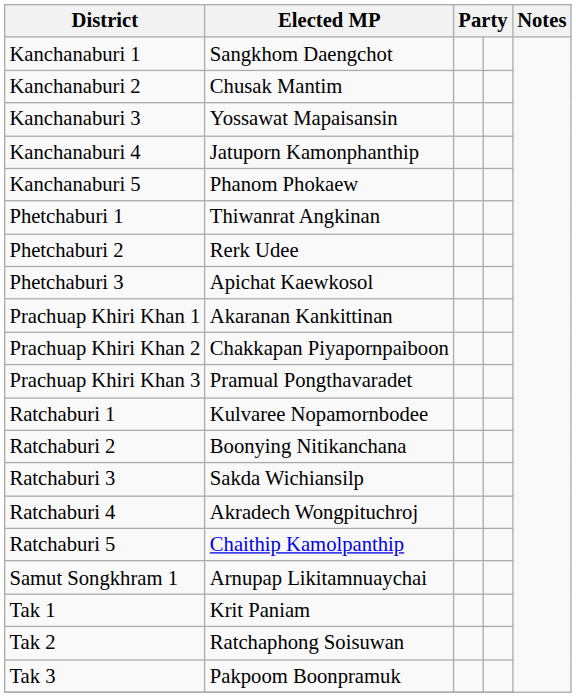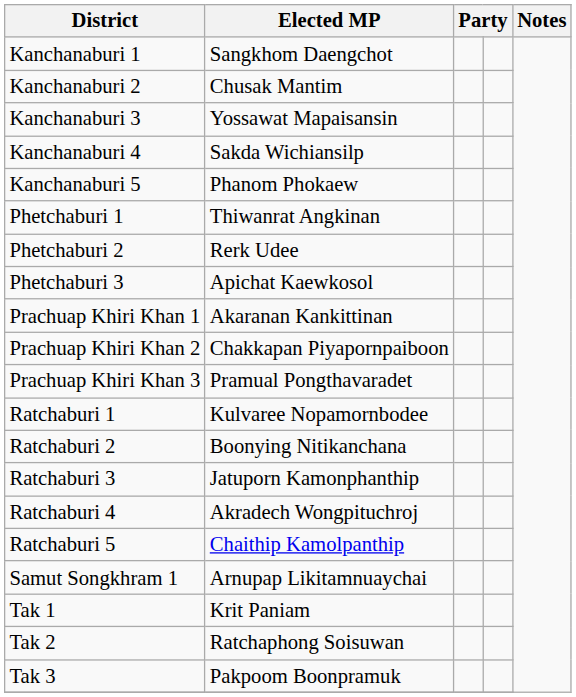(314, 151) Jatuporn Kamonphanthip -> (287, 151) Sakda Wichiansilp
(287, 479) Sakda Wichiansilp -> (314, 479) Jatuporn Kamonphanthip
